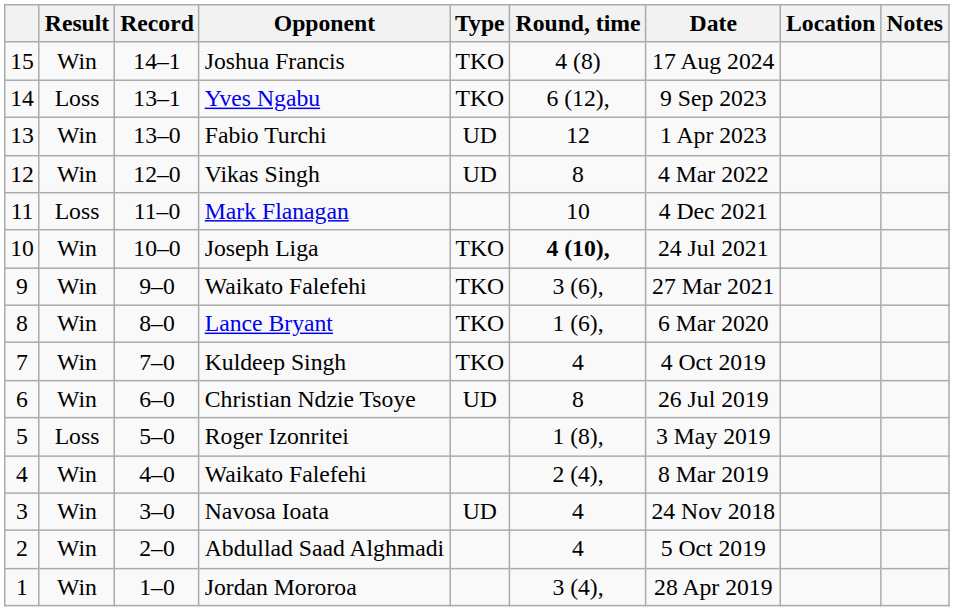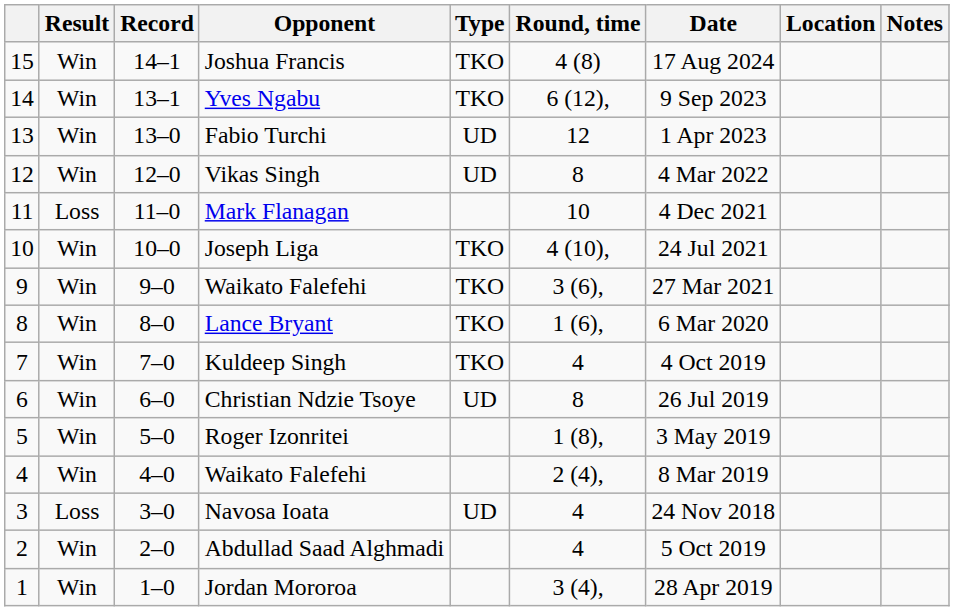(77, 98) Loss -> (77, 98) Win
(578, 248) bold -> (578, 248) normal
(77, 436) Loss -> (77, 436) Win
(77, 511) Win -> (77, 511) Loss
